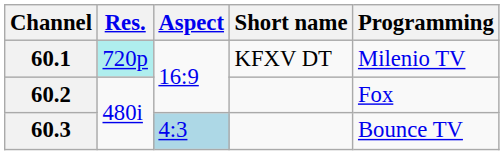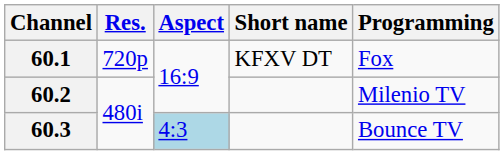(125, 58) paleturquoise background -> (125, 58) no background
(412, 58) Milenio TV -> (376, 58) Fox
(376, 94) Fox -> (412, 94) Milenio TV
